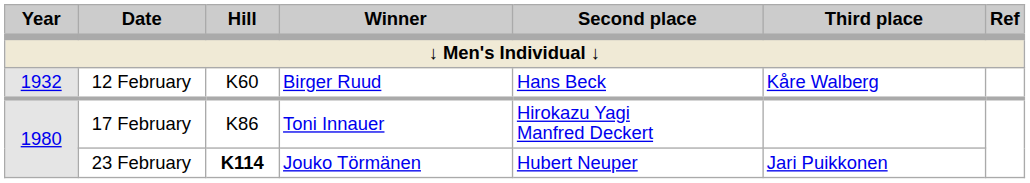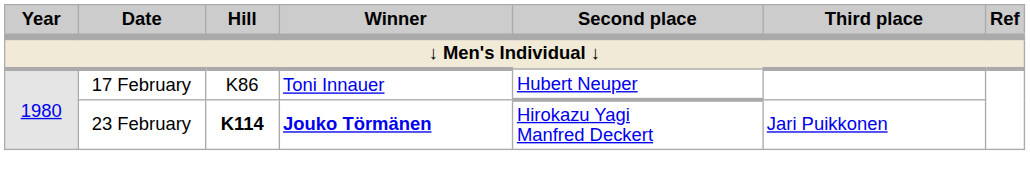- row: (147, 82)
(585, 123) Hirokazu Yagi Manfred Deckert -> (577, 83) Hubert Neuper
(352, 162) normal -> (357, 124) bold
(577, 162) Hubert Neuper -> (585, 125) Hirokazu Yagi Manfred Deckert
